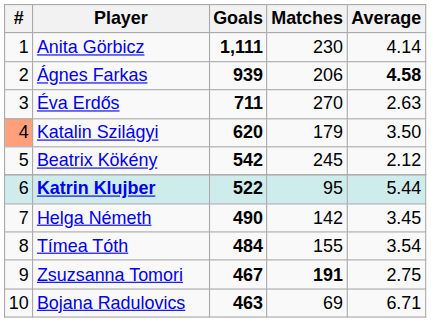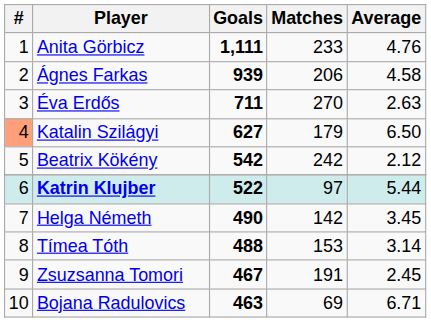(328, 47) 230 -> (328, 47) 233
(404, 47) 4.14 -> (404, 47) 4.76
(404, 75) bold -> (404, 75) normal
(248, 132) 620 -> (248, 132) 627
(404, 132) 3.50 -> (404, 132) 6.50
(328, 160) 245 -> (328, 160) 242
(333, 189) 95 -> (333, 189) 97
(248, 246) 484 -> (248, 246) 488
(328, 246) 155 -> (328, 246) 153
(404, 246) 3.54 -> (404, 246) 3.14
(328, 274) bold -> (328, 274) normal
(404, 274) 2.75 -> (404, 274) 2.45
